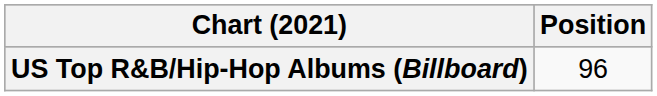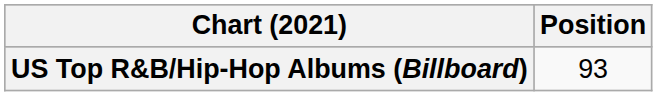(593, 68) 96 -> (593, 68) 93
